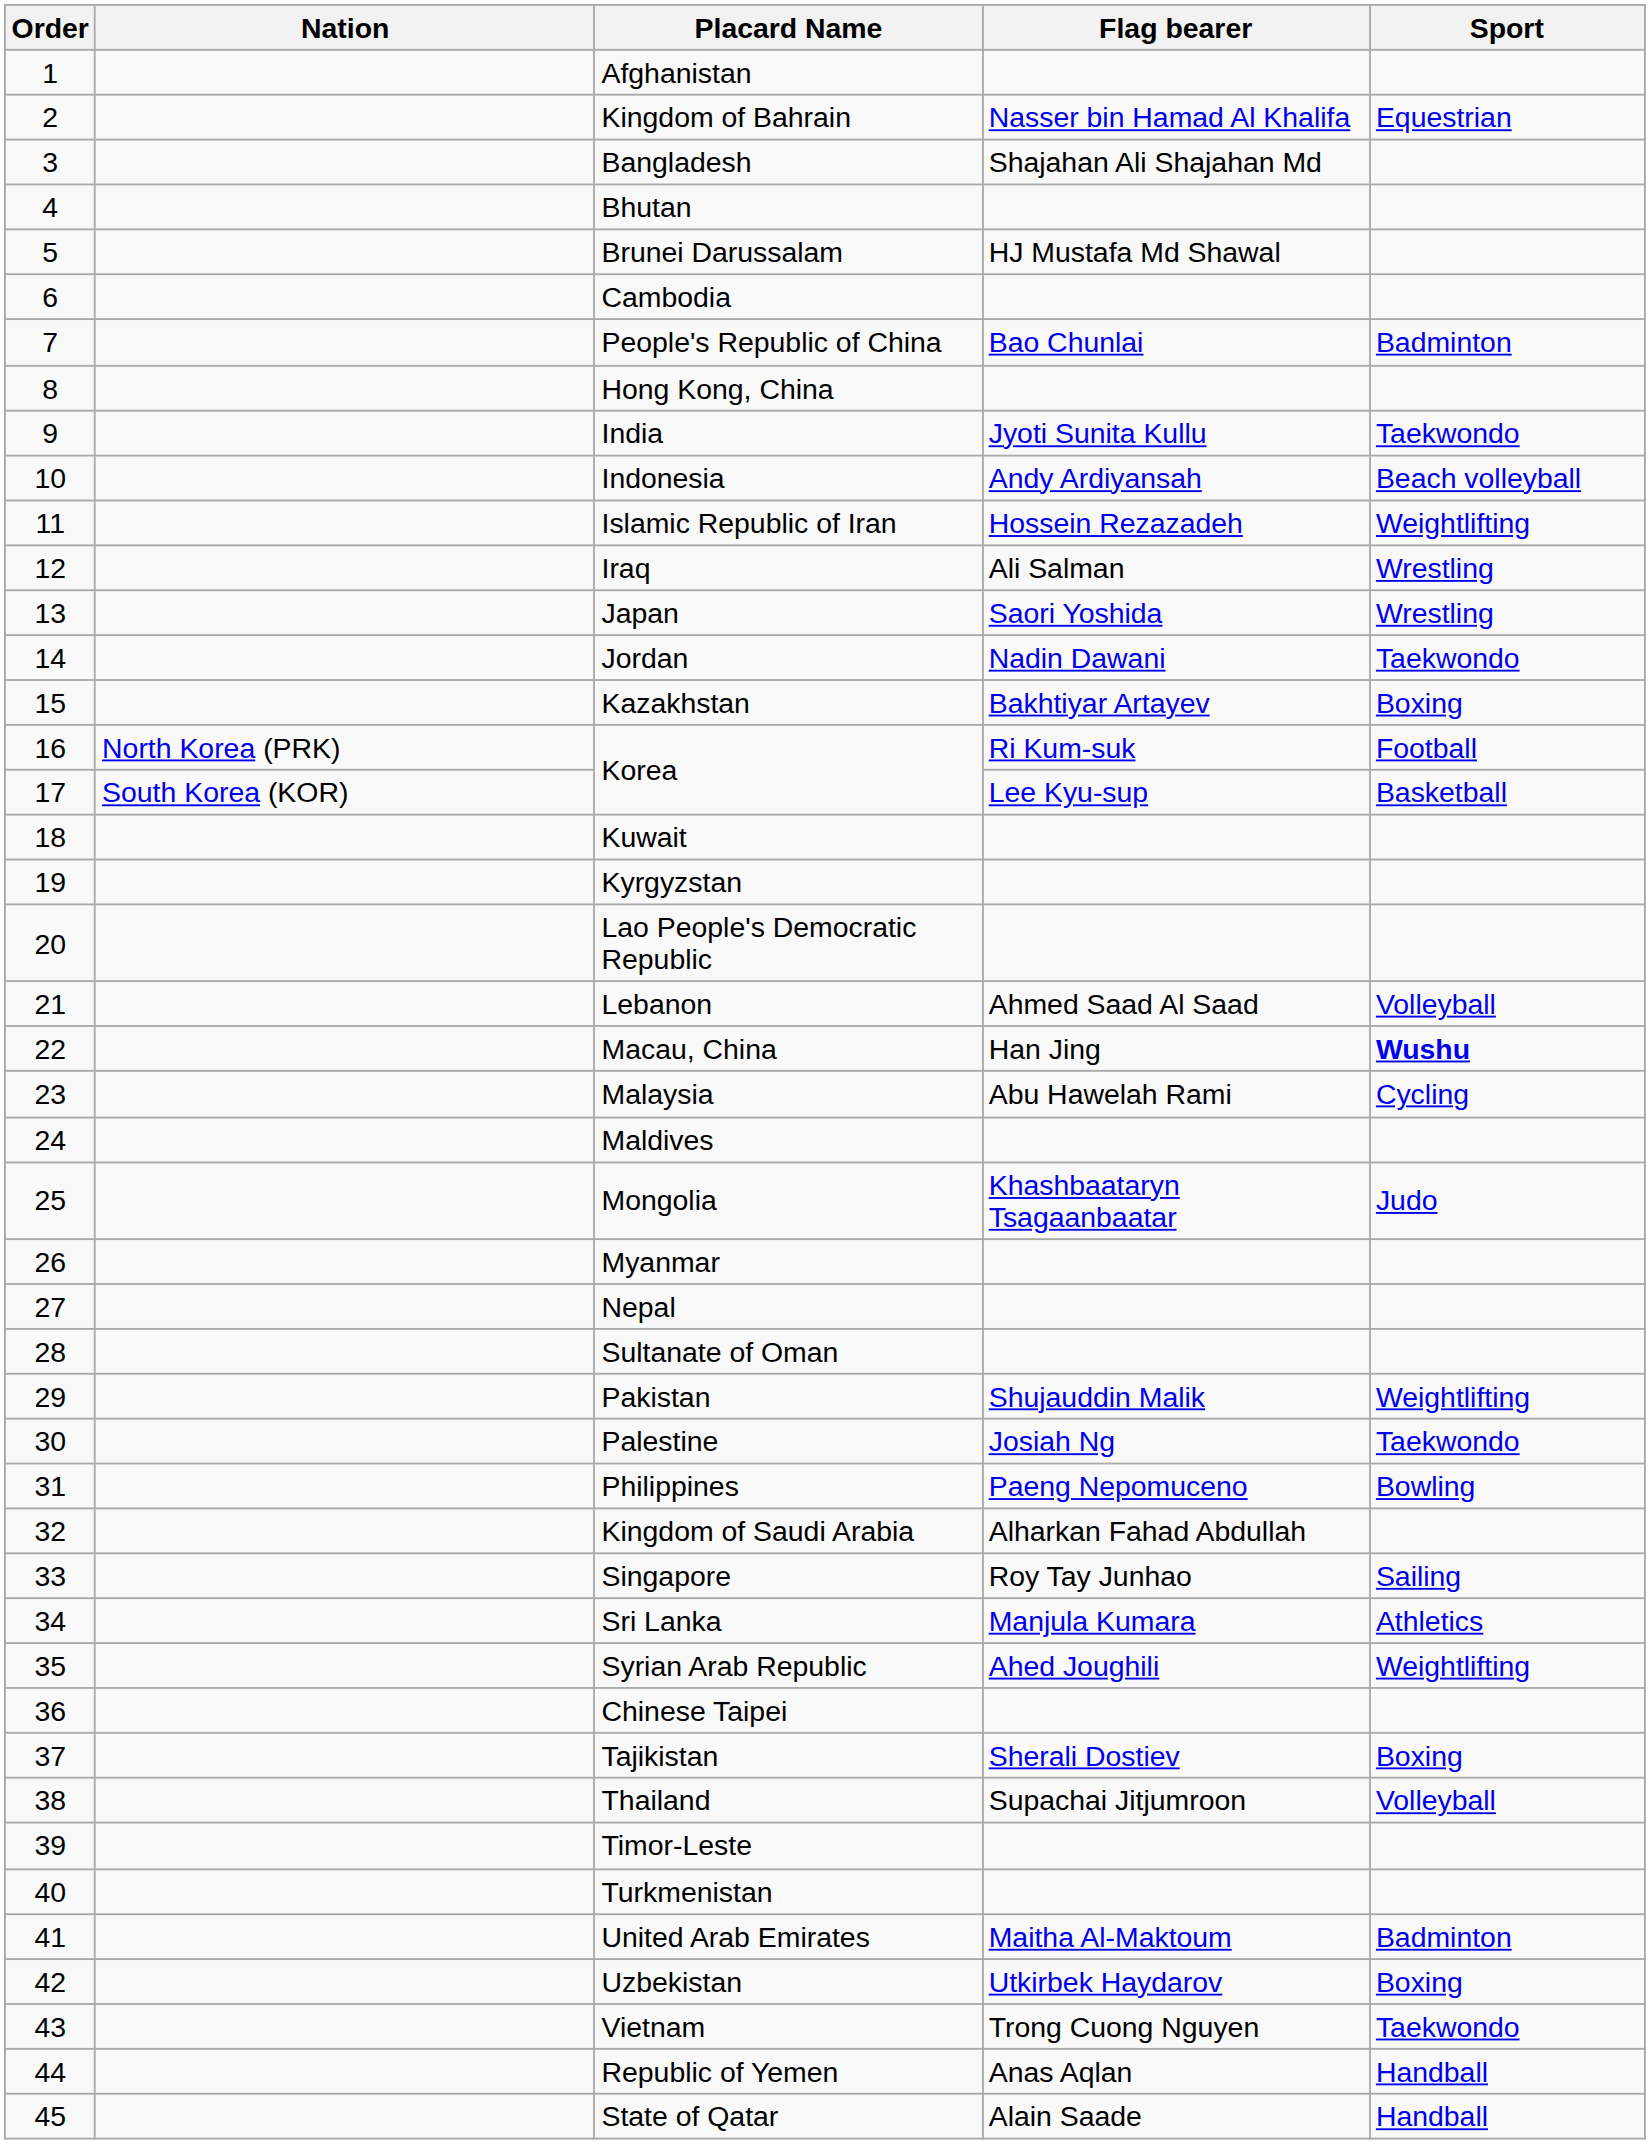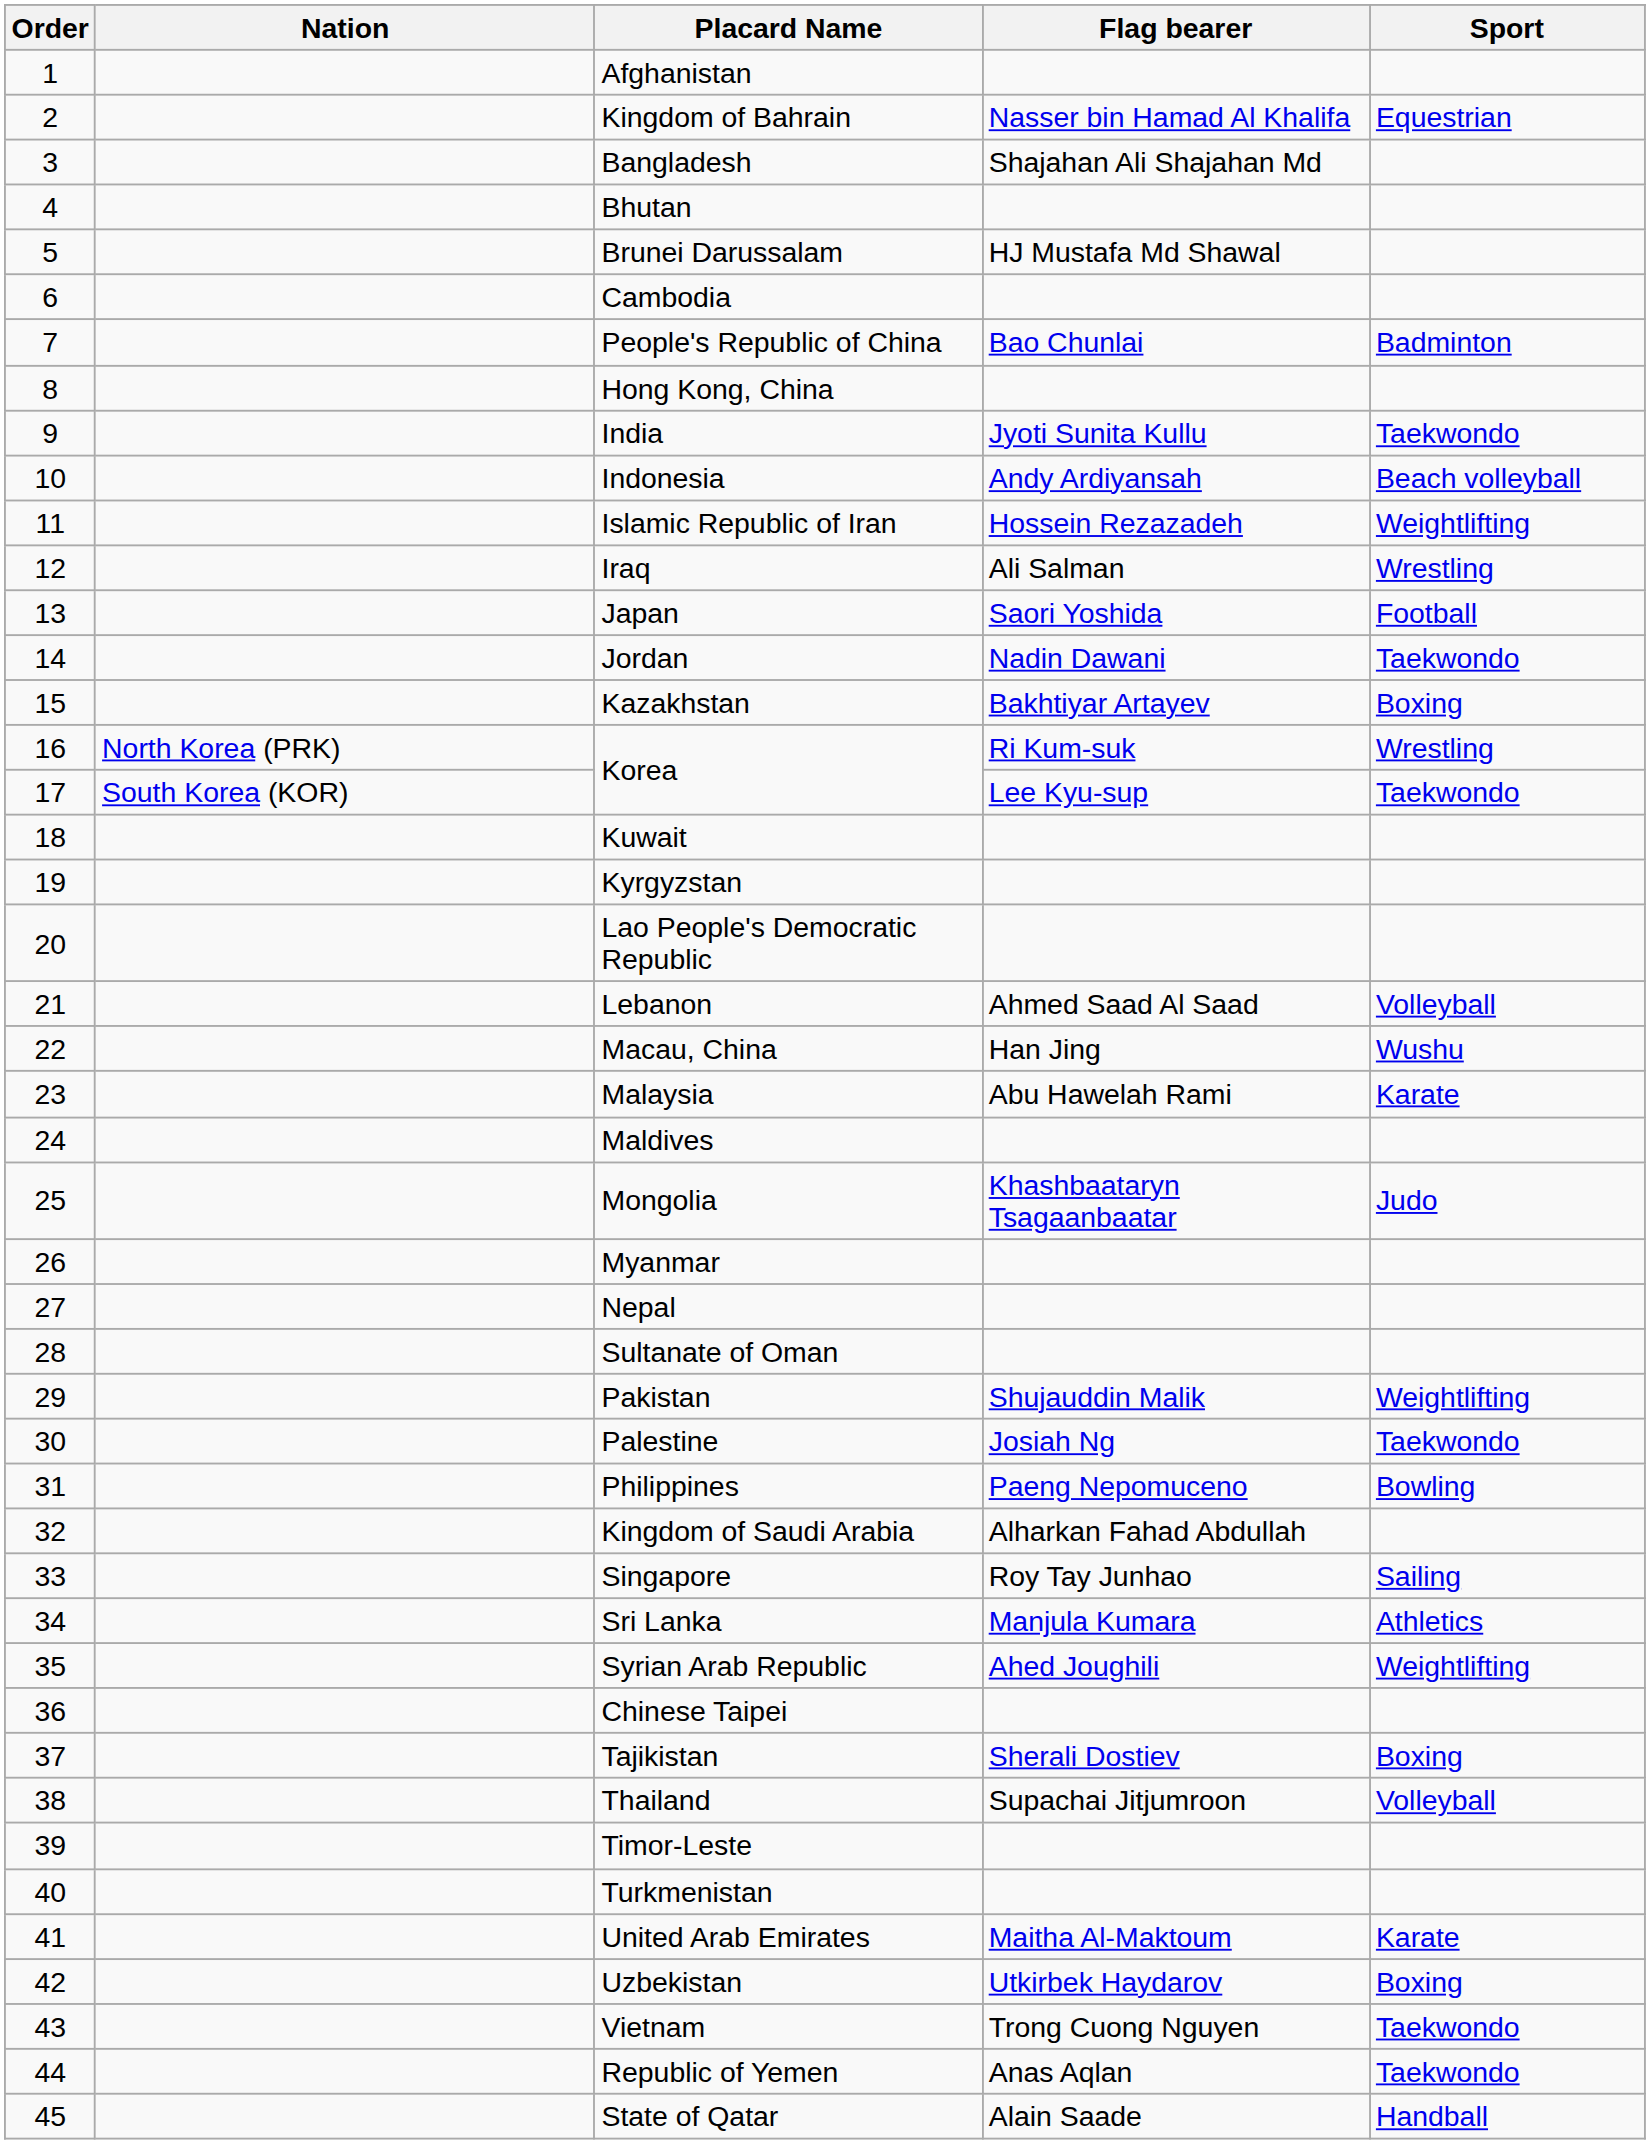(1435, 613) Wrestling -> (1426, 613) Football
(1426, 748) Football -> (1435, 748) Wrestling
(1441, 793) Basketball -> (1448, 793) Taekwondo
(1423, 1049) bold -> (1420, 1049) normal
(1422, 1094) Cycling -> (1418, 1094) Karate
(1444, 1936) Badminton -> (1418, 1936) Karate
(1432, 2071) Handball -> (1448, 2071) Taekwondo
